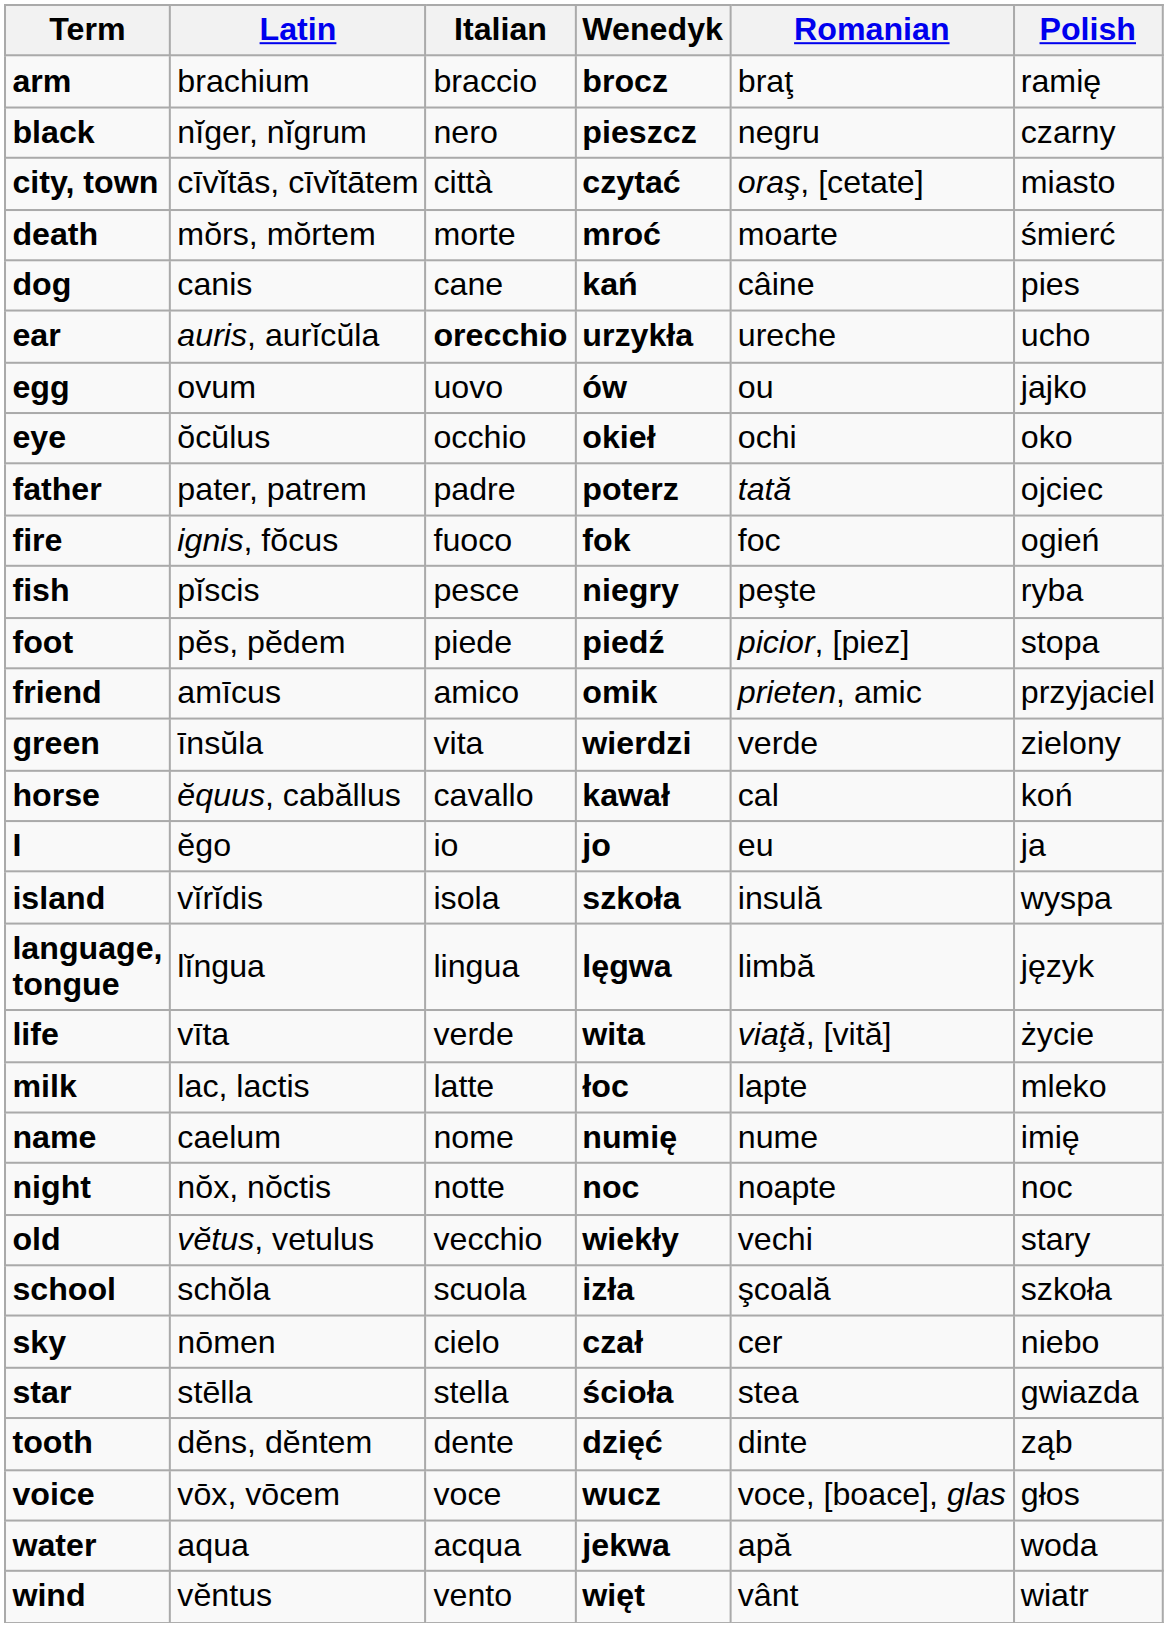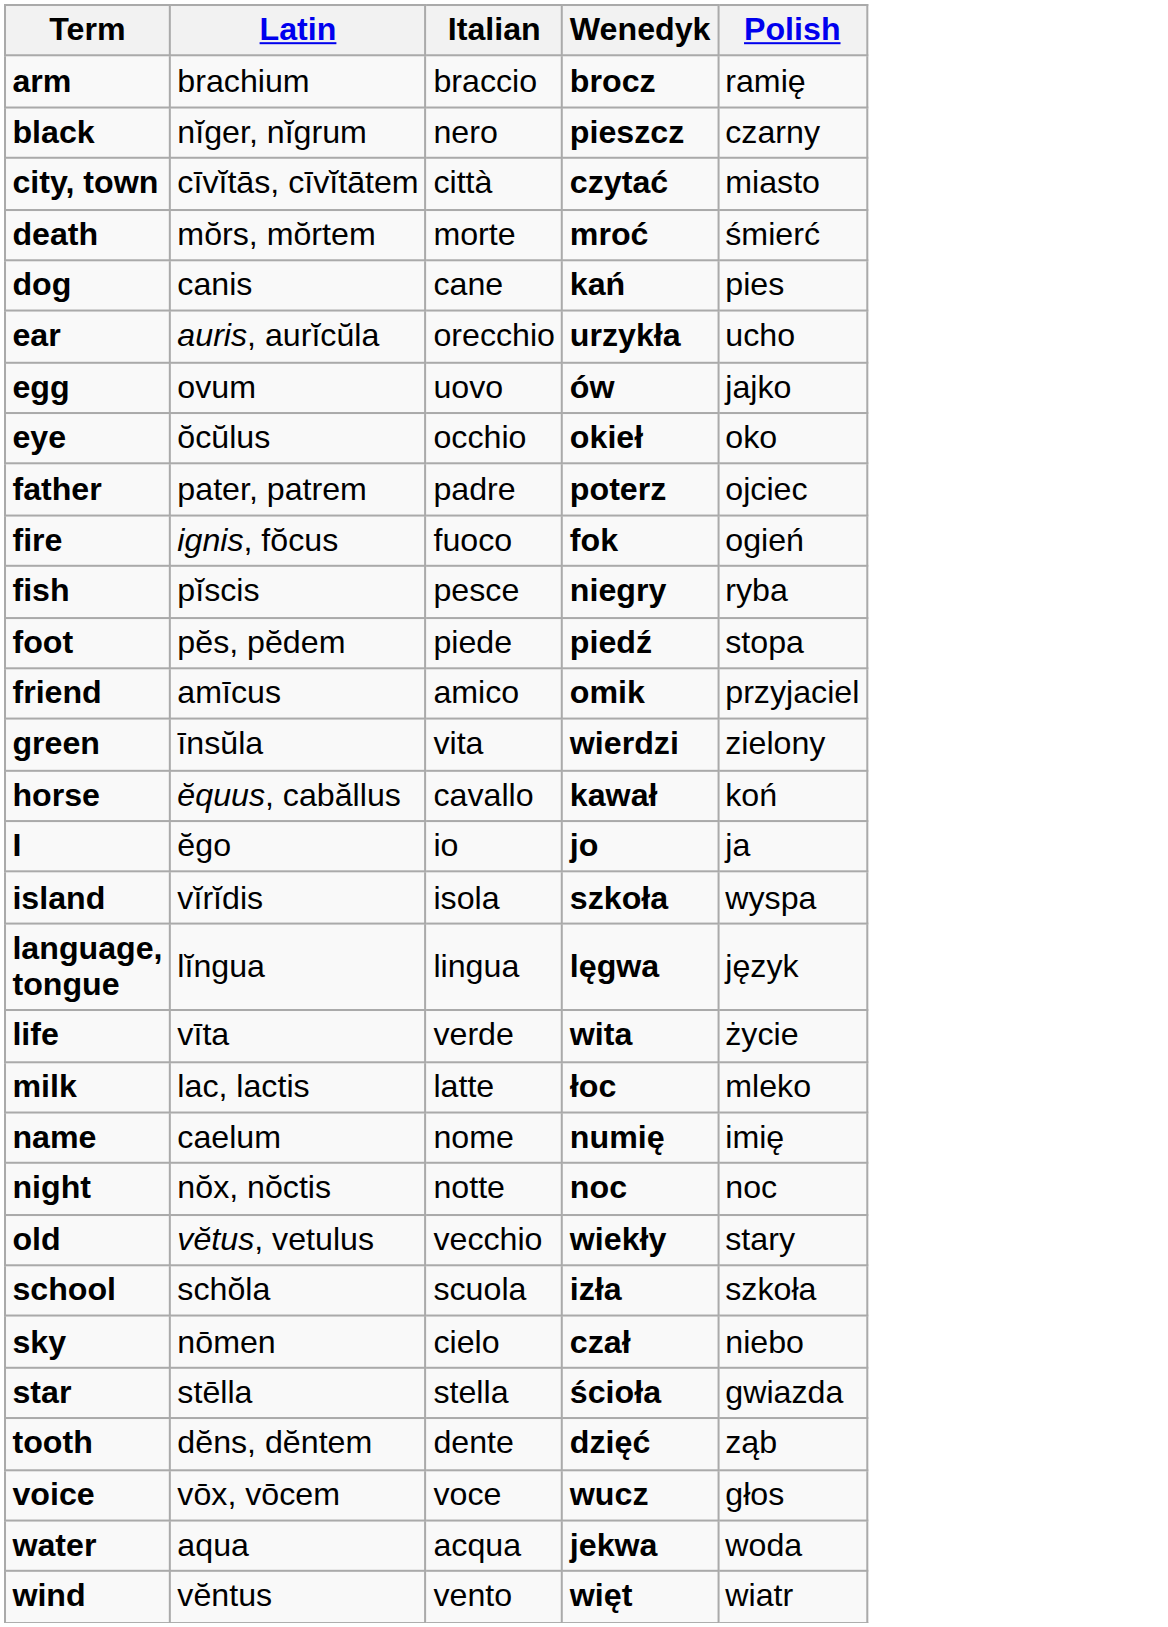- column: (872, 30)
(500, 336) bold -> (494, 336) normal
